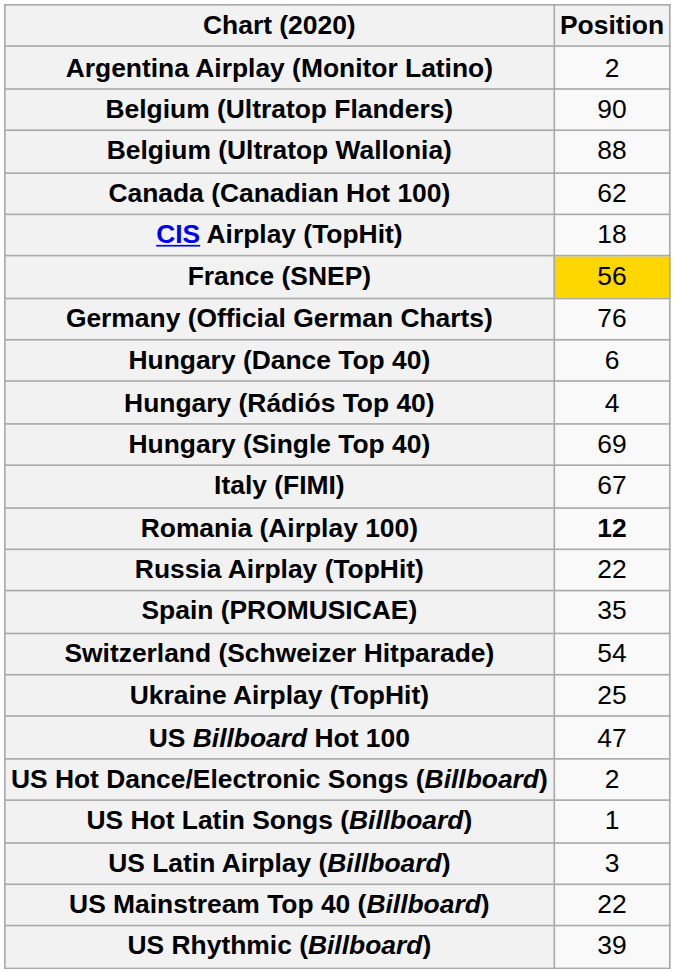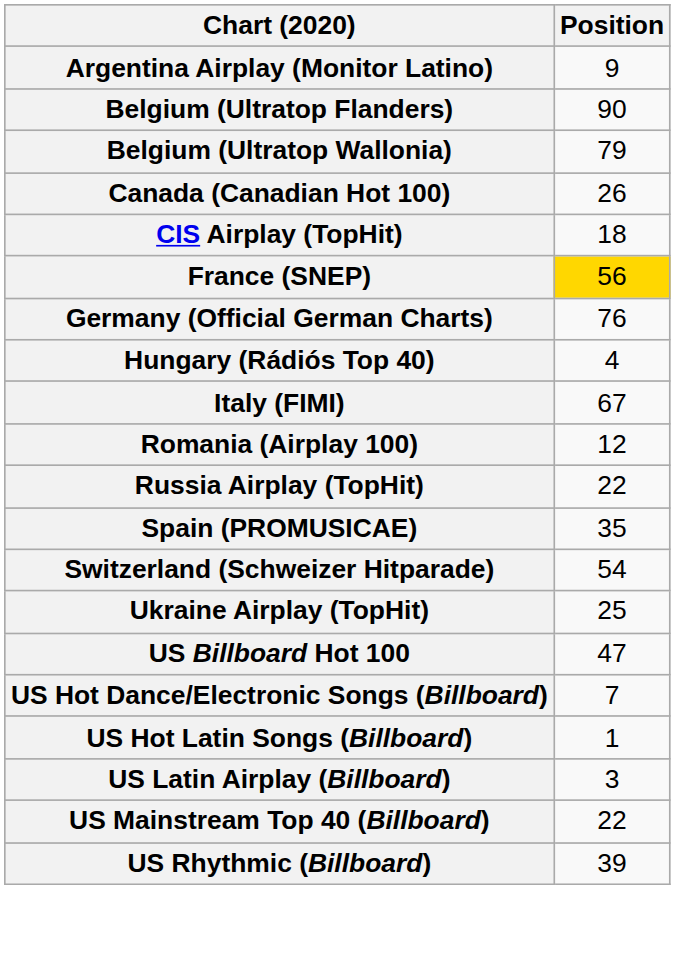(612, 67) 2 -> (612, 67) 9
(612, 151) 88 -> (612, 151) 79
(612, 192) 62 -> (612, 192) 26
- row: (279, 360)
- row: (279, 444)
(612, 527) bold -> (612, 444) normal
(612, 779) 2 -> (612, 695) 7
